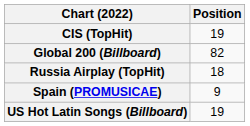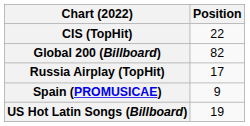(217, 33) 19 -> (217, 33) 22
(217, 72) 18 -> (217, 72) 17
